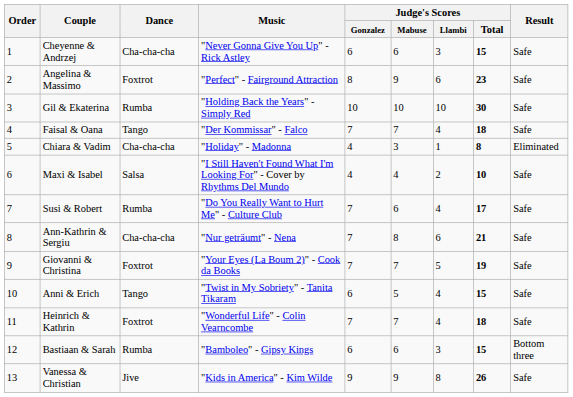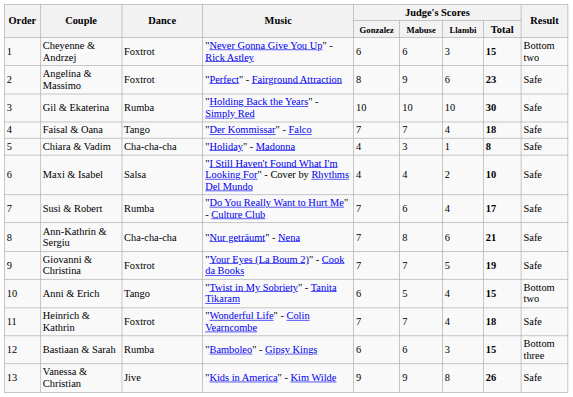(148, 51) Cha-cha-cha -> (139, 51) Foxtrot
(522, 51) Safe -> (539, 51) Bottom two
(536, 146) Eliminated -> (533, 146) Safe
(522, 293) Safe -> (539, 293) Bottom two
